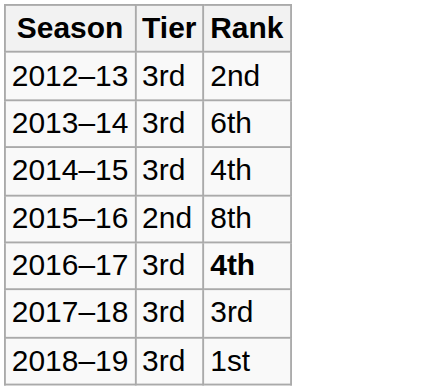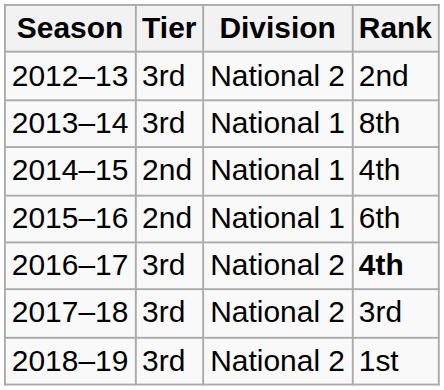+ column: (278, 28)
(231, 123) 6th -> (380, 123) 8th
(164, 170) 3rd -> (167, 170) 2nd
(231, 218) 8th -> (380, 218) 6th
